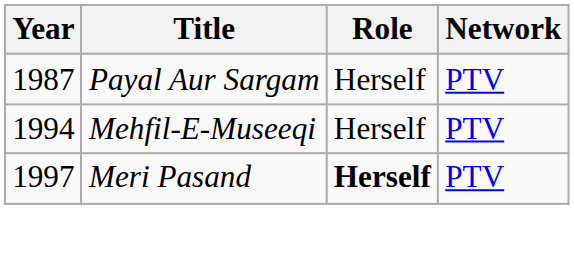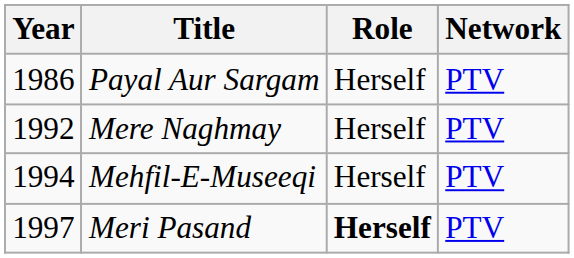(43, 78) 1987 -> (43, 78) 1986
+ row: (185, 128)
